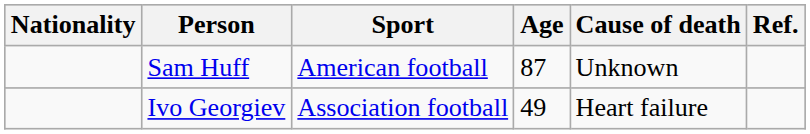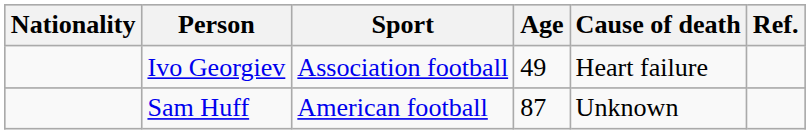rows swapped: (216, 107) <-> (198, 66)
